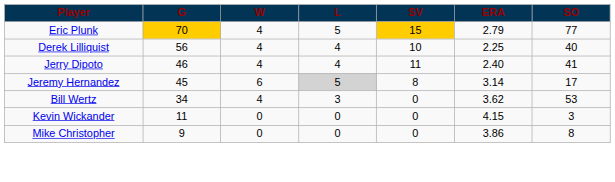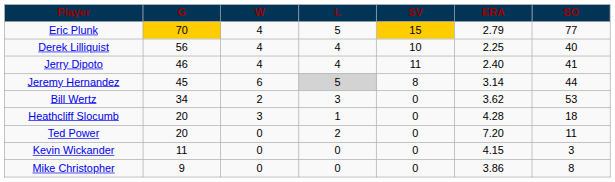(571, 82) 17 -> (571, 82) 44
(260, 99) 4 -> (260, 99) 2
+ row: (74, 116)
+ row: (74, 133)
